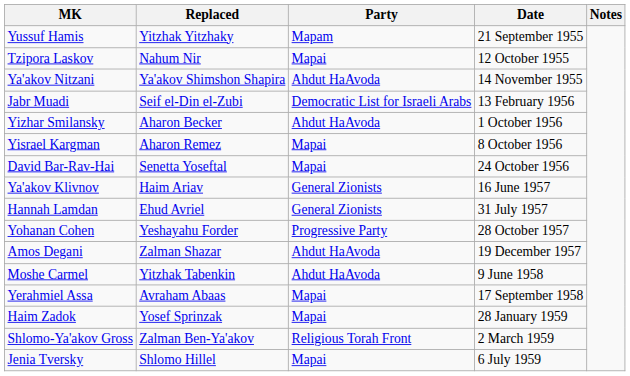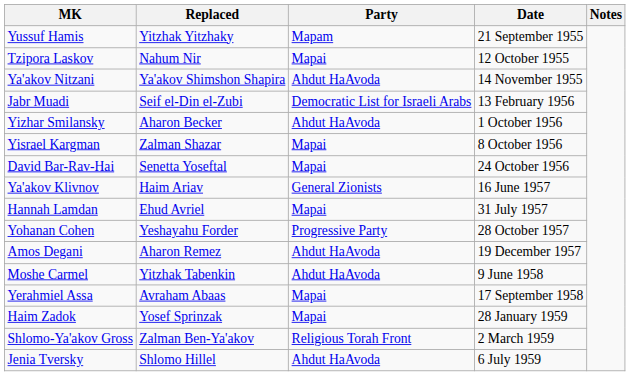(180, 144) Aharon Remez -> (180, 144) Zalman Shazar
(337, 209) General Zionists -> (309, 209) Mapai
(180, 252) Zalman Shazar -> (180, 252) Aharon Remez
(309, 360) Mapai -> (336, 360) Ahdut HaAvoda
